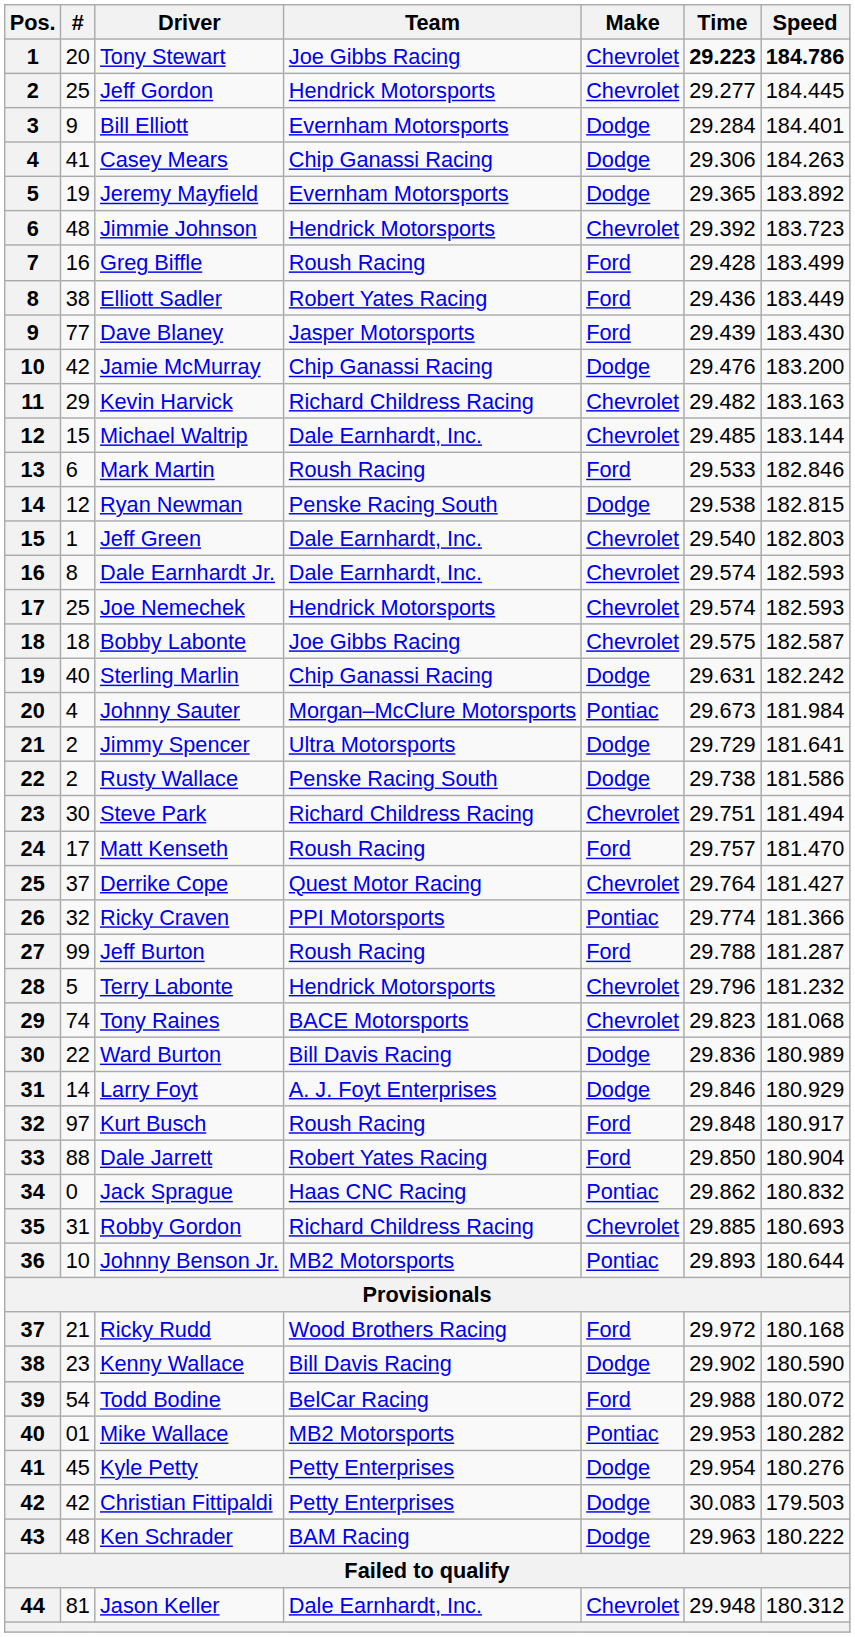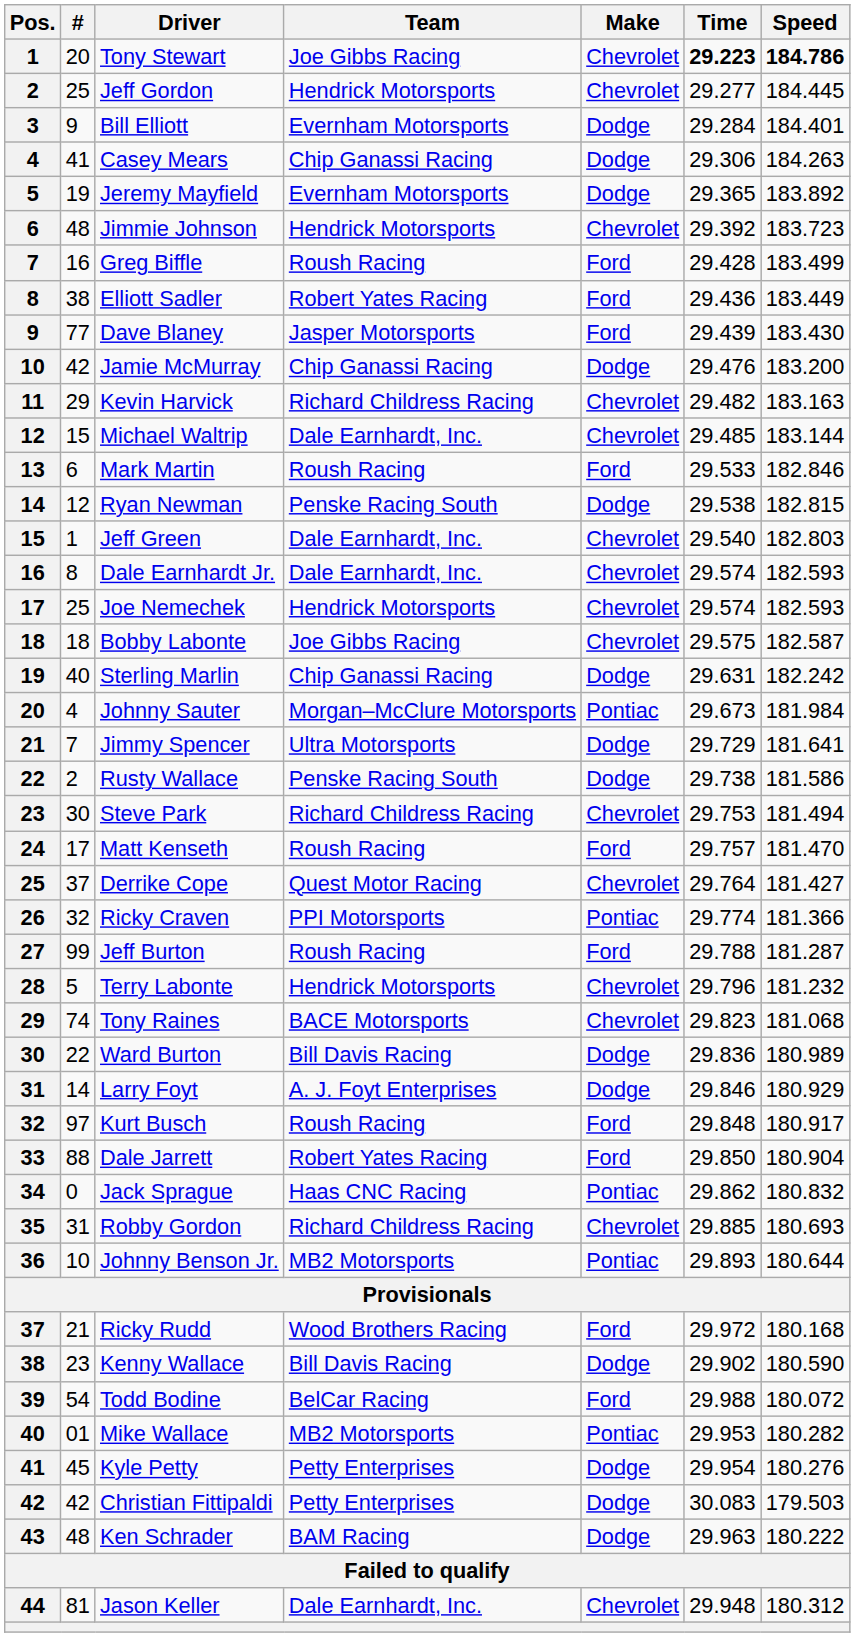(72, 745) 2 -> (72, 745) 7
(722, 814) 29.751 -> (722, 814) 29.753
